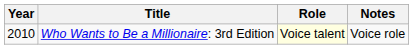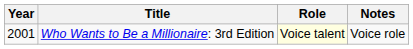(21, 34) 2010 -> (21, 34) 2001
